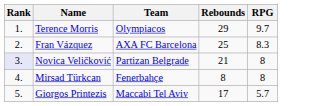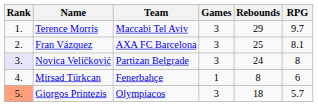+ column: (216, 12)
(141, 28) Olympiacos -> (152, 28) Maccabi Tel Aviv
(263, 45) 8.3 -> (297, 45) 8.1
(223, 61) 21 -> (258, 61) 24
(263, 77) 8 -> (297, 77) 6
(19, 93) no background -> (19, 93) lightsalmon background
(152, 93) Maccabi Tel Aviv -> (141, 93) Olympiacos
(223, 93) 17 -> (258, 93) 18
